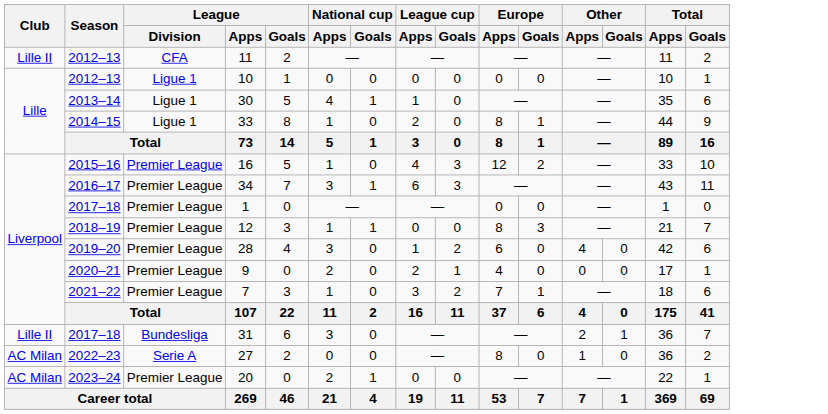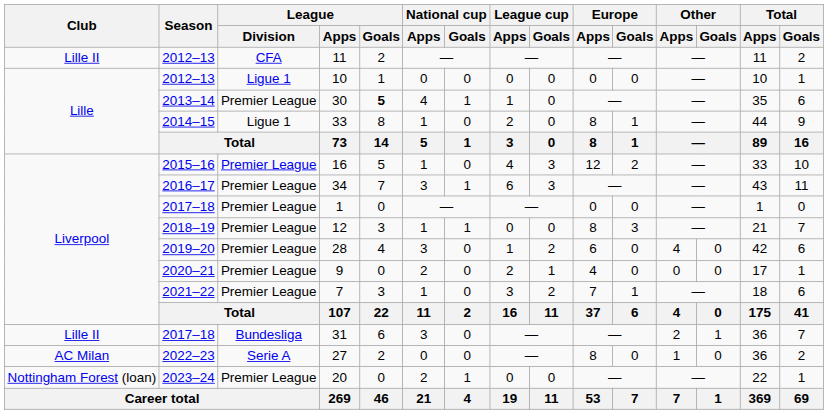(175, 100) Ligue 1 -> (269, 100) Premier League
(287, 100) normal -> (381, 100) bold
(35, 377) AC Milan -> (82, 377) Nottingham Forest (loan)
